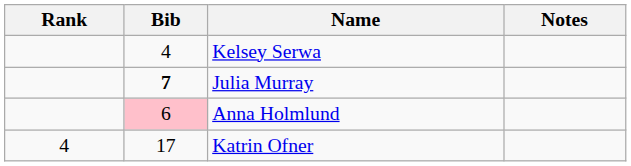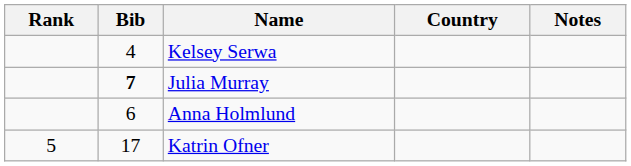+ column: (462, 20)
(166, 113) pink background -> (131, 113) no background
(64, 144) 4 -> (51, 144) 5
